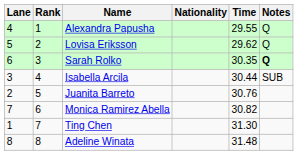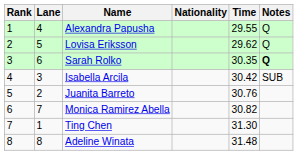columns swapped: (48, 12) <-> (19, 12)
(244, 77) 30.44 -> (244, 77) 30.42
